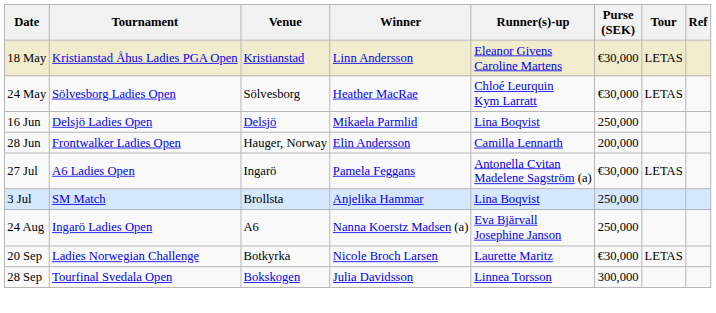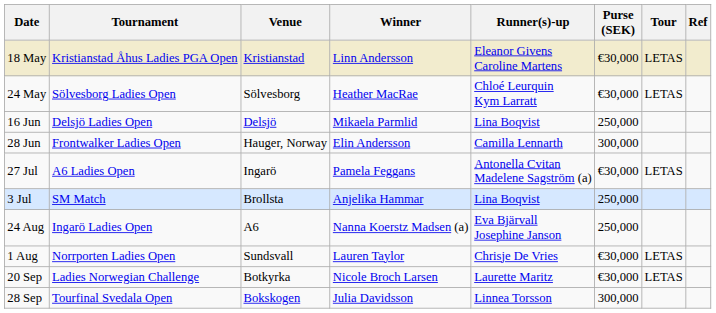(618, 143) 200,000 -> (618, 143) 300,000
+ row: (23, 256)
